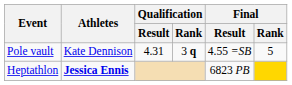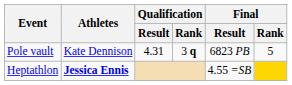(230, 52) 4.55 =SB -> (230, 52) 6823 PB
(230, 71) 6823 PB -> (230, 71) 4.55 =SB
